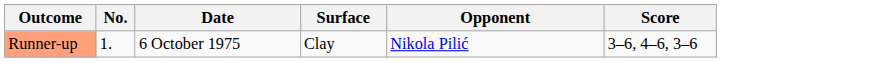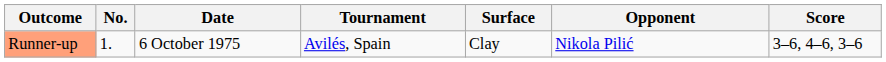+ column: (383, 17)
